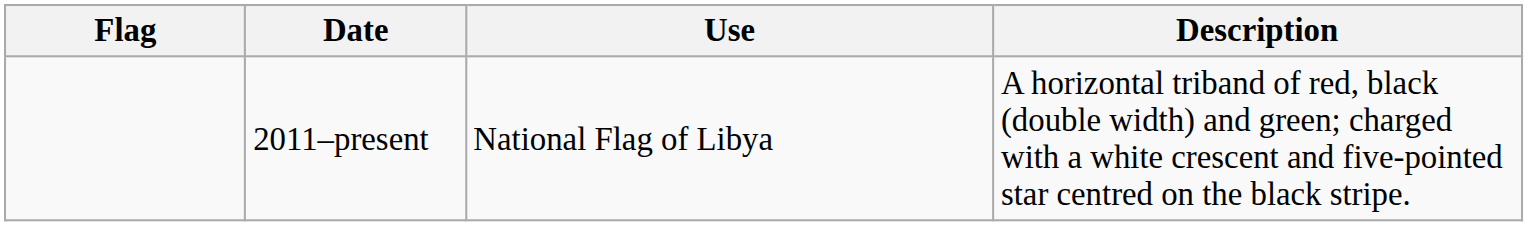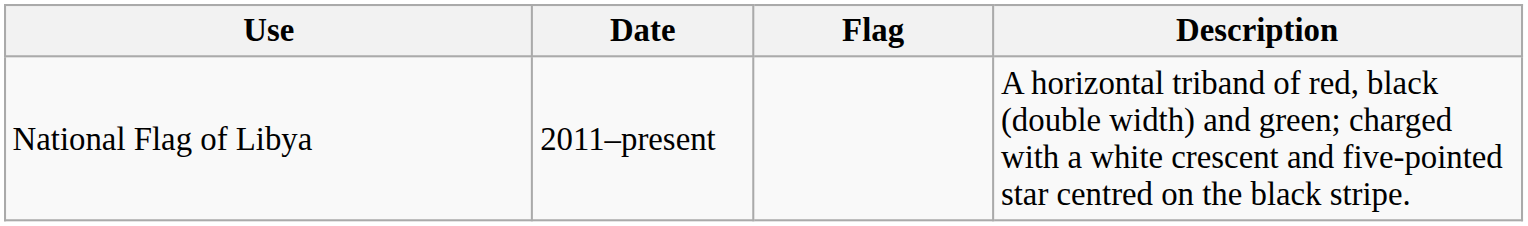columns swapped: (125, 30) <-> (730, 30)
